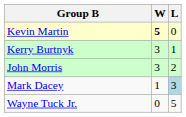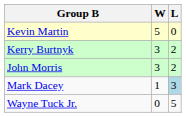(157, 31) bold -> (157, 31) normal
(174, 49) 1 -> (174, 49) 2
